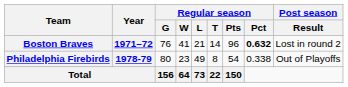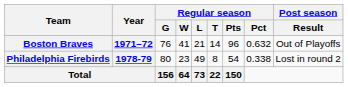(259, 44) bold -> (259, 44) normal
(308, 44) Lost in round 2 -> (308, 44) Out of Playoffs
(308, 59) Out of Playoffs -> (308, 59) Lost in round 2
